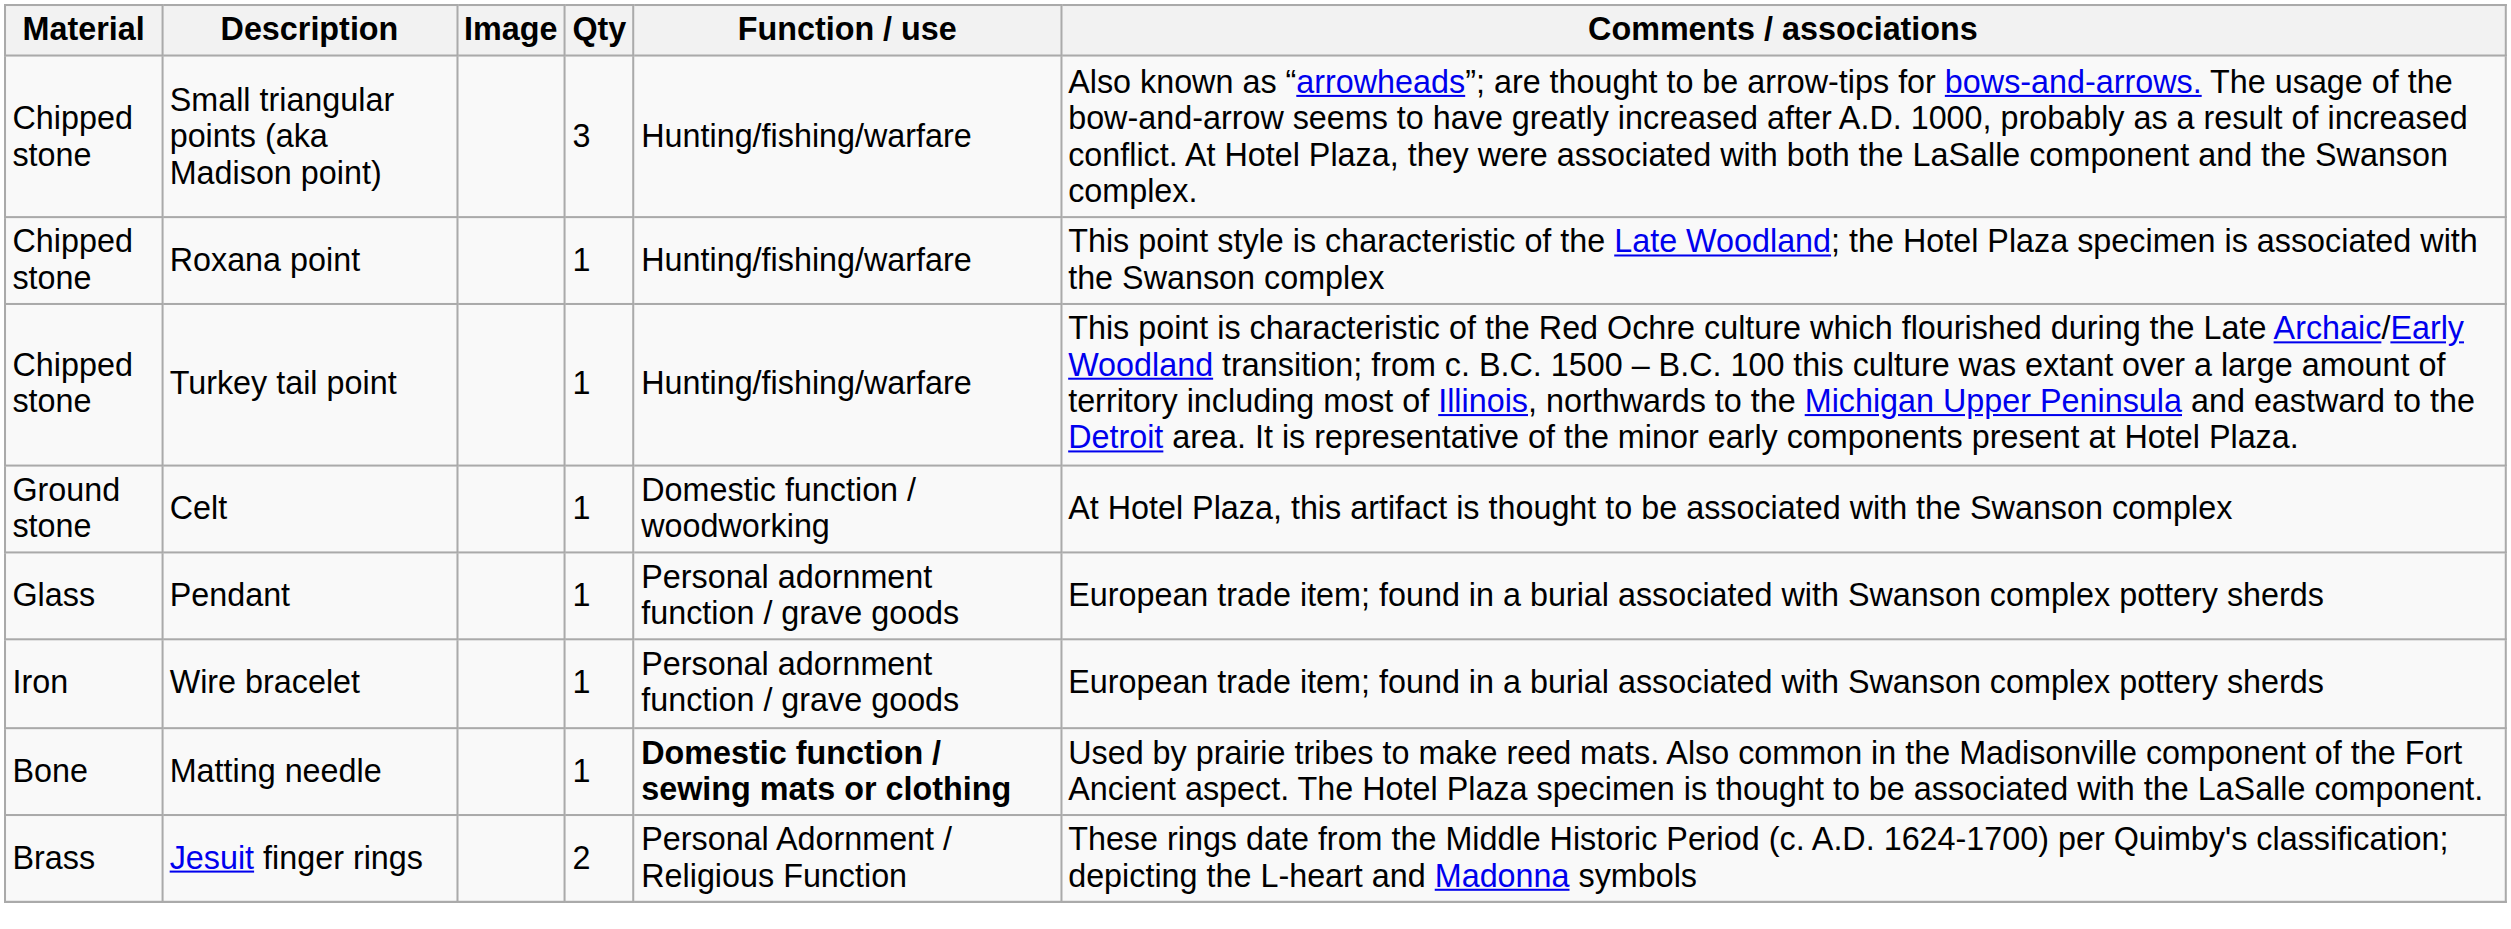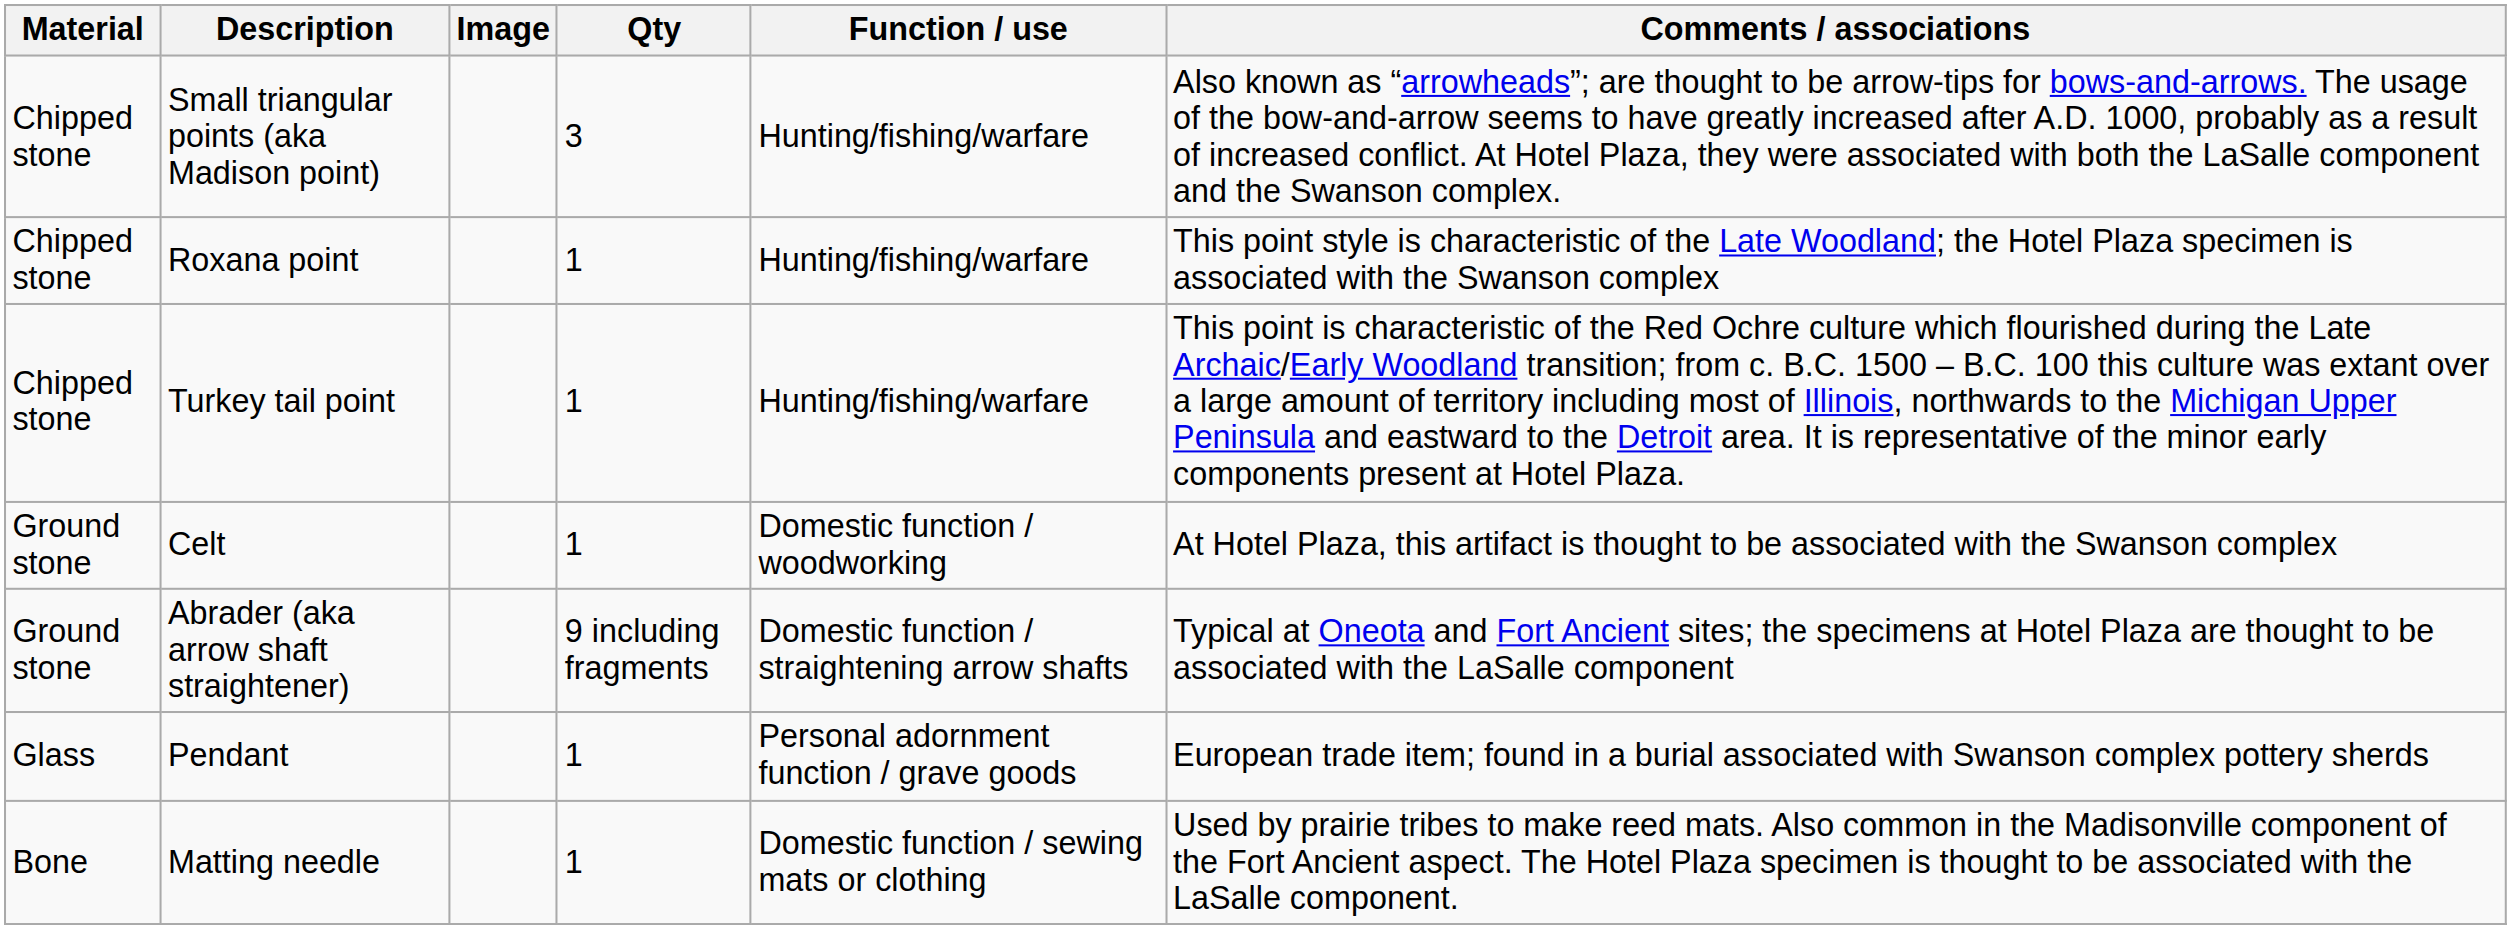+ row: (261, 650)
- row: (265, 683)
(826, 770) bold -> (951, 861) normal
- row: (296, 858)
